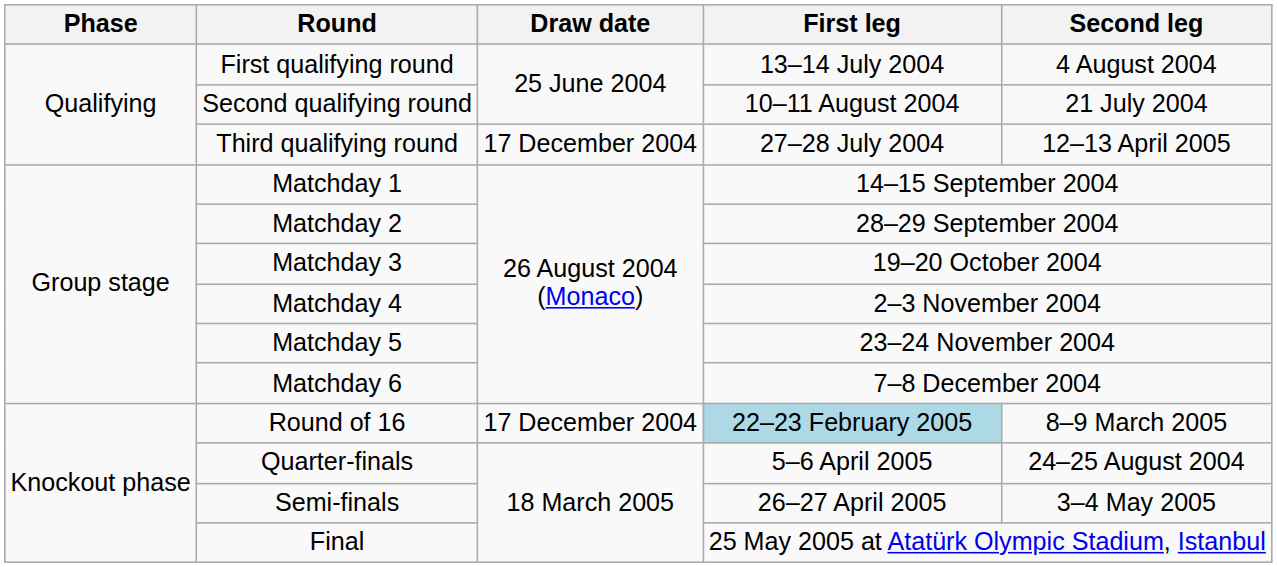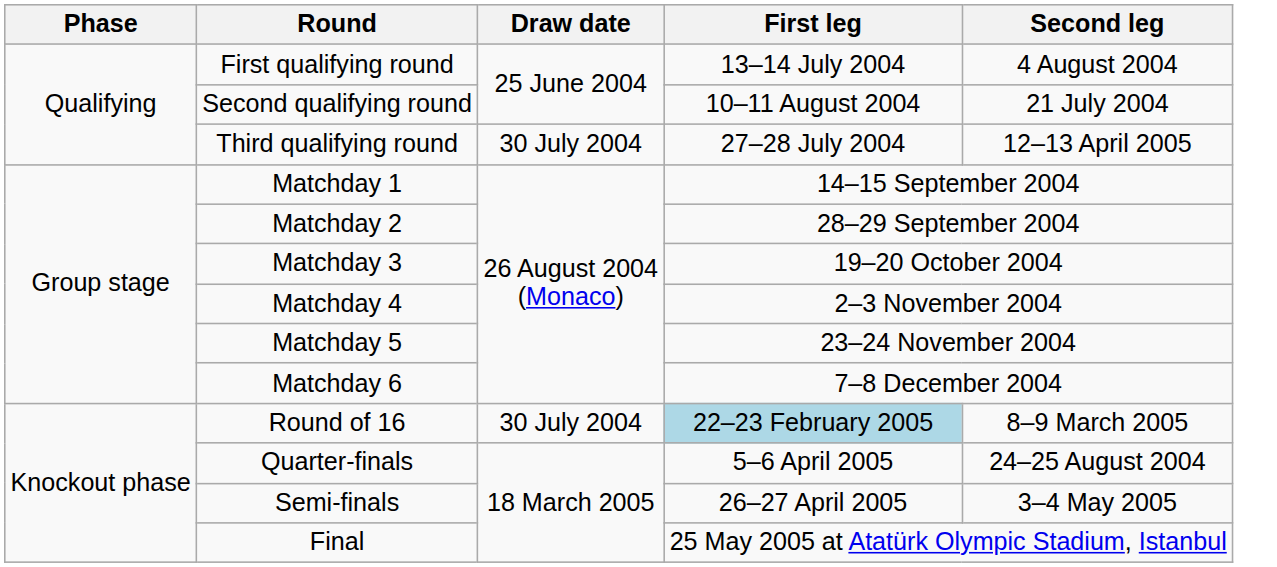(590, 143) 17 December 2004 -> (571, 143) 30 July 2004
(590, 422) 17 December 2004 -> (571, 422) 30 July 2004
